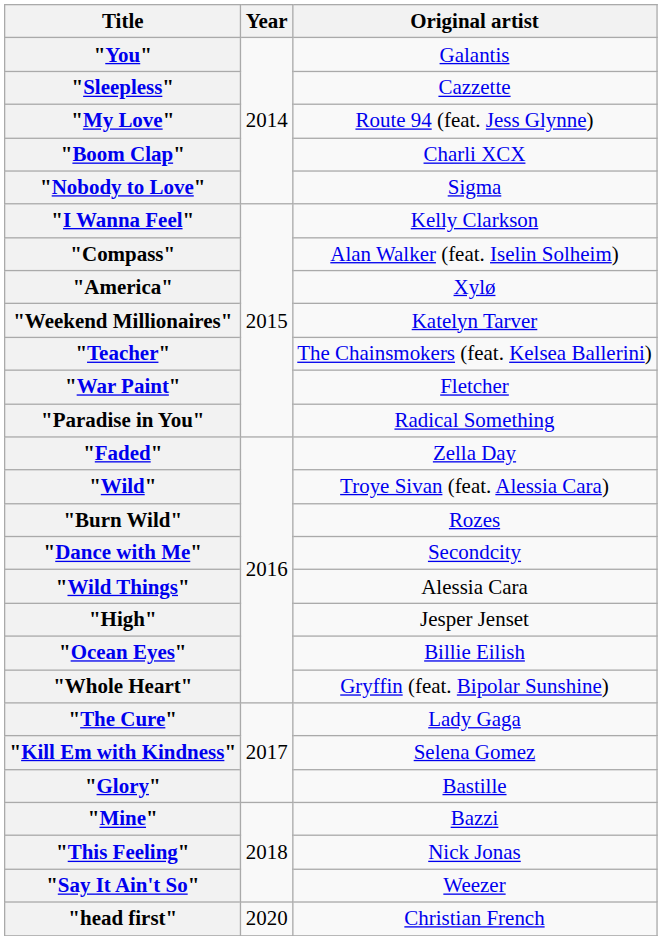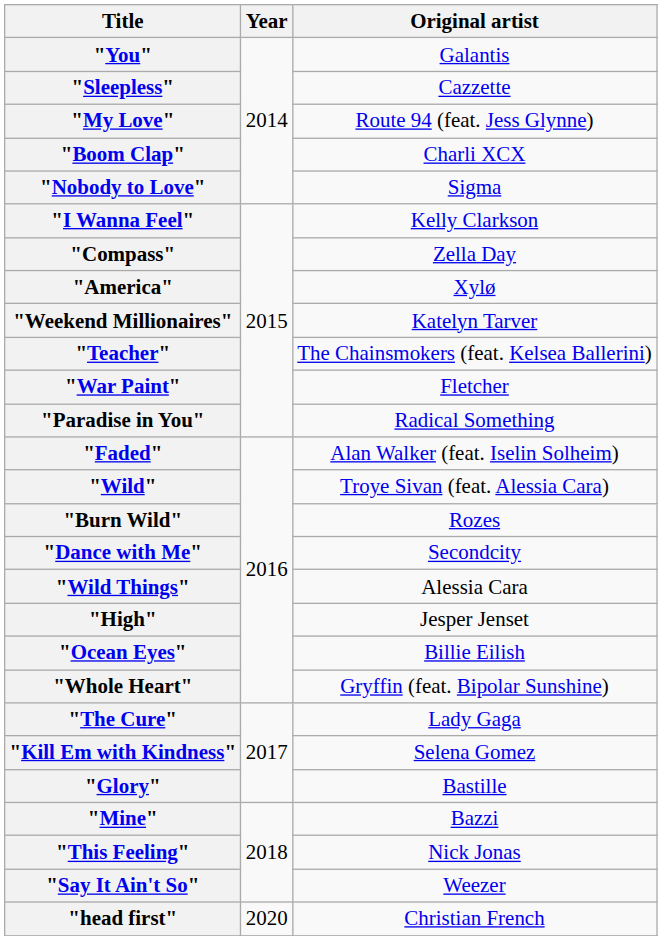(475, 253) Alan Walker (feat. Iselin Solheim) -> (474, 253) Zella Day
(474, 453) Zella Day -> (475, 453) Alan Walker (feat. Iselin Solheim)
